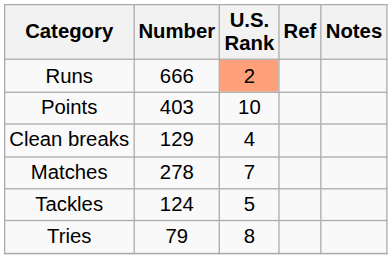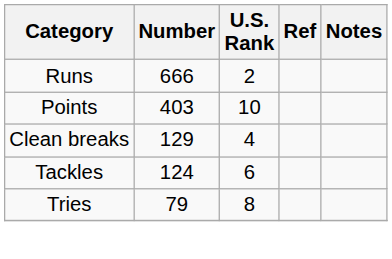(249, 75) lightsalmon background -> (249, 75) no background
- row: (69, 172)
(249, 204) 5 -> (249, 172) 6
